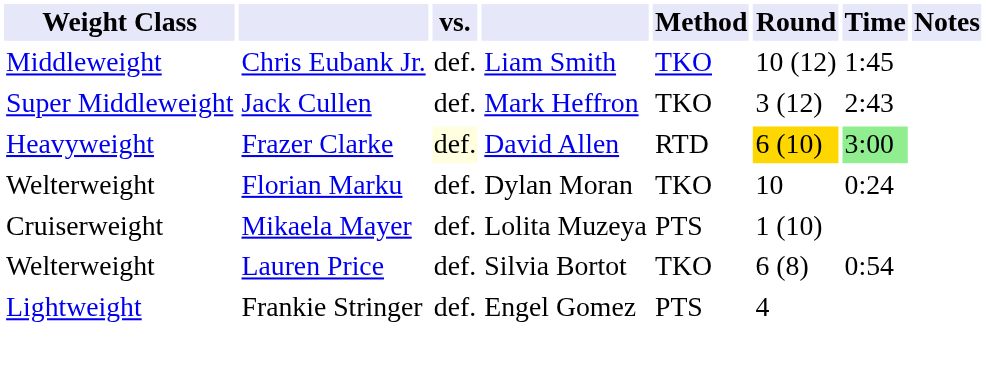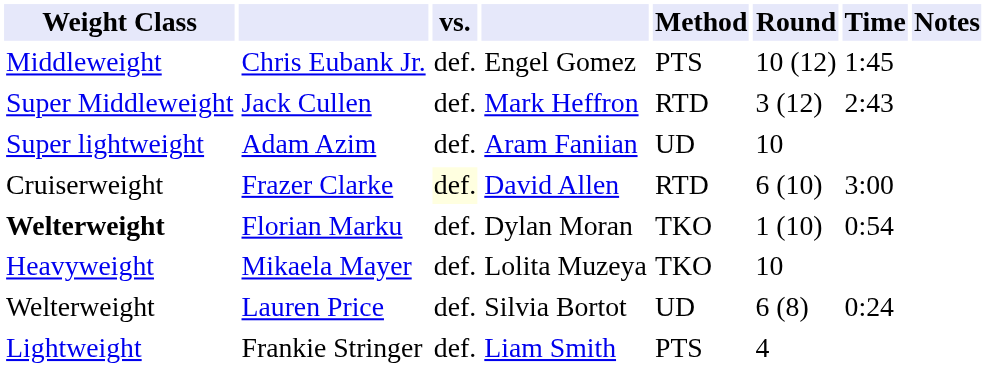(550, 62) Liam Smith -> (560, 62) Engel Gomez
(683, 62) TKO -> (679, 62) PTS
(683, 103) TKO -> (682, 103) RTD
+ row: (309, 144)
(80, 144) Heavyweight -> (85, 185) Cruiserweight
(789, 144) gold background -> (789, 185) no background
(869, 144) lightgreen background -> (869, 185) no background
(80, 185) normal -> (85, 225) bold
(769, 185) 10 -> (789, 225) 1 (10)
(869, 185) 0:24 -> (869, 225) 0:54
(85, 225) Cruiserweight -> (80, 266) Heavyweight
(679, 225) PTS -> (683, 266) TKO
(789, 225) 1 (10) -> (769, 266) 10
(683, 266) TKO -> (675, 307) UD
(869, 266) 0:54 -> (869, 307) 0:24
(560, 307) Engel Gomez -> (550, 348) Liam Smith
